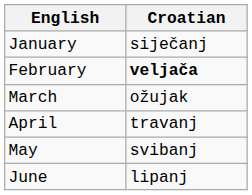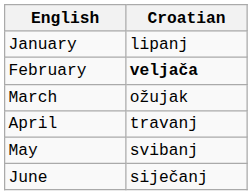(169, 44) siječanj -> (159, 44) lipanj
(159, 177) lipanj -> (169, 177) siječanj
